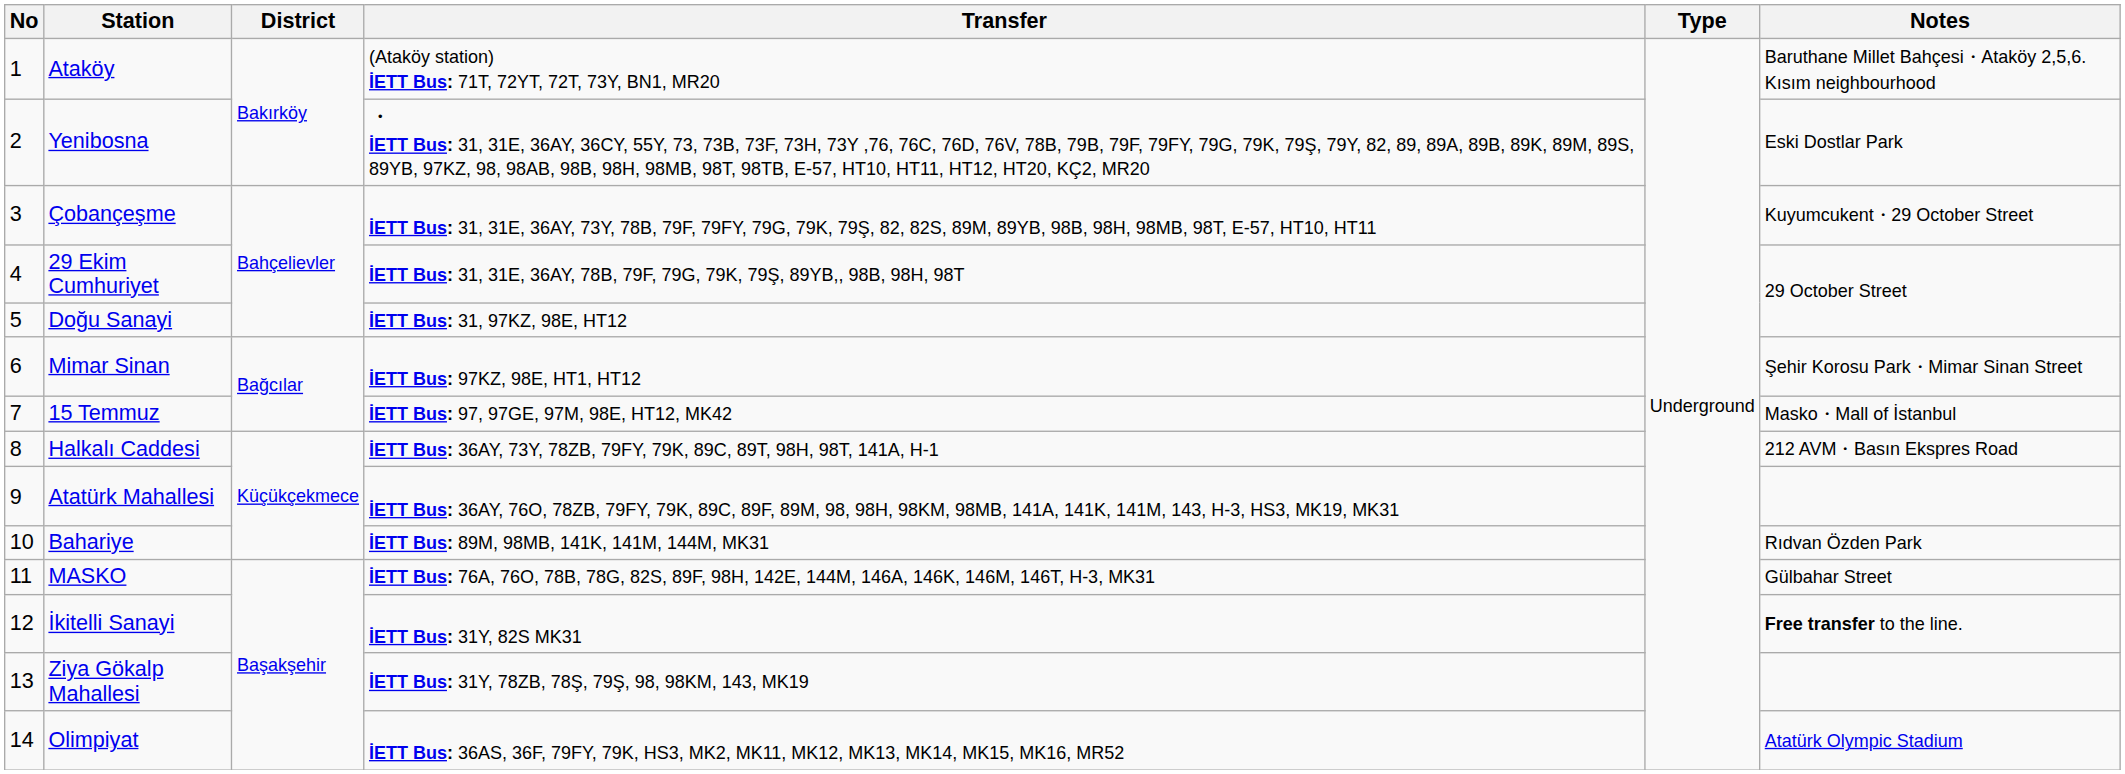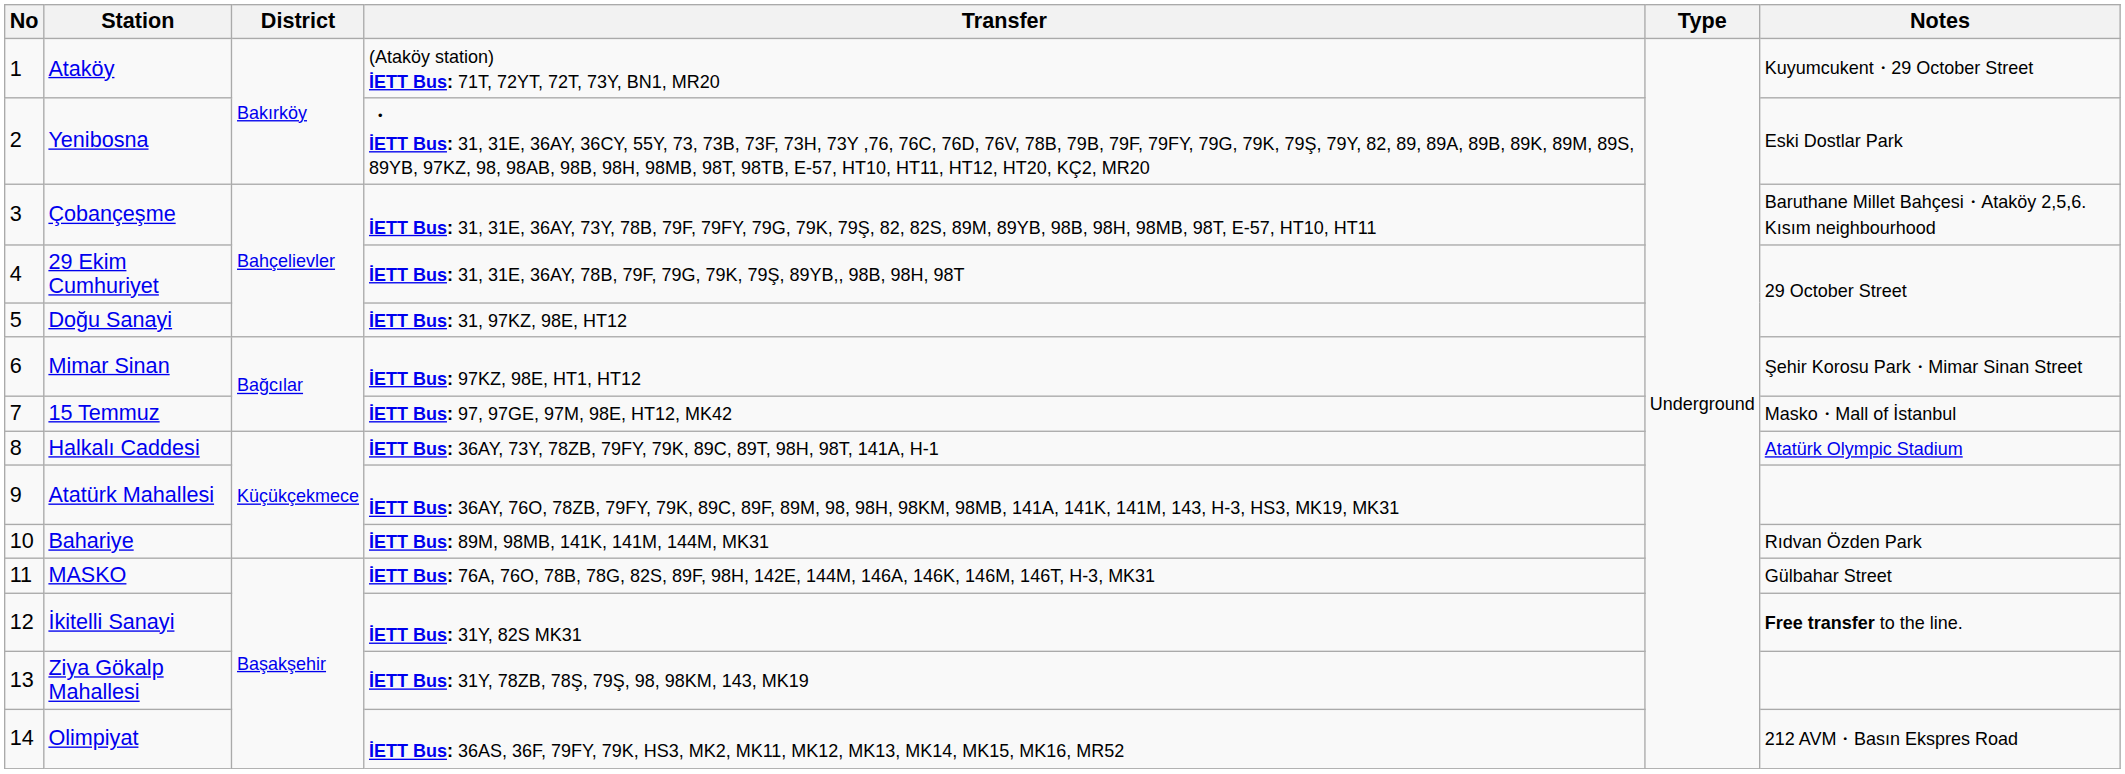(1926, 70) Baruthane Millet Bahçesi・Ataköy 2,5,6. Kısım neighbourhood -> (1899, 68) Kuyumcukent・29 October Street
(1899, 215) Kuyumcukent・29 October Street -> (1926, 215) Baruthane Millet Bahçesi・Ataköy 2,5,6. Kısım neighbourhood
(1891, 449) 212 AVM・Basın Ekspres Road -> (1864, 449) Atatürk Olympic Stadium
(1864, 741) Atatürk Olympic Stadium -> (1891, 739) 212 AVM・Basın Ekspres Road
